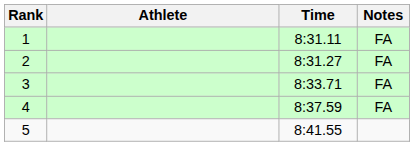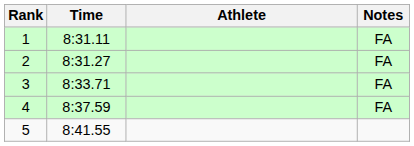columns swapped: (163, 15) <-> (318, 15)
